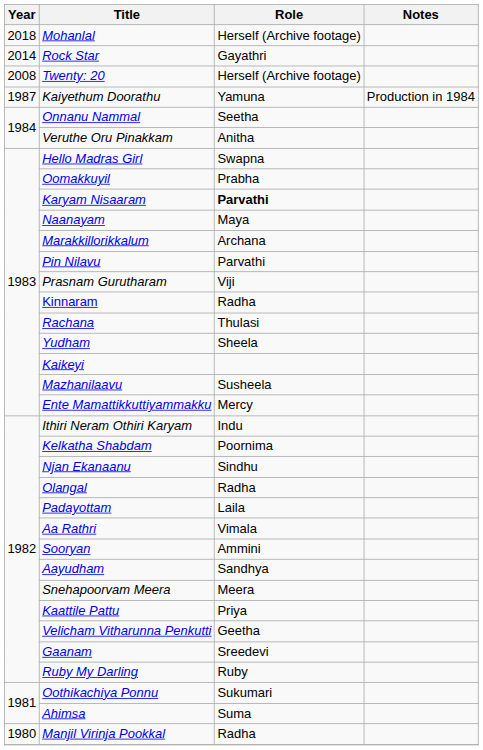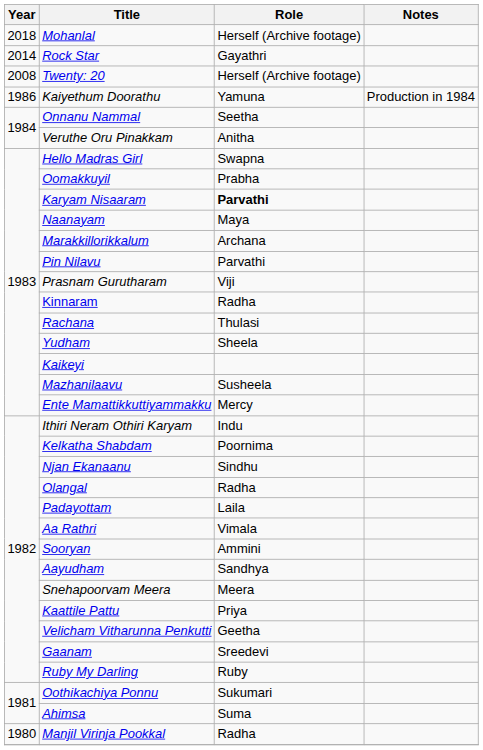(22, 96) 1987 -> (22, 96) 1986
